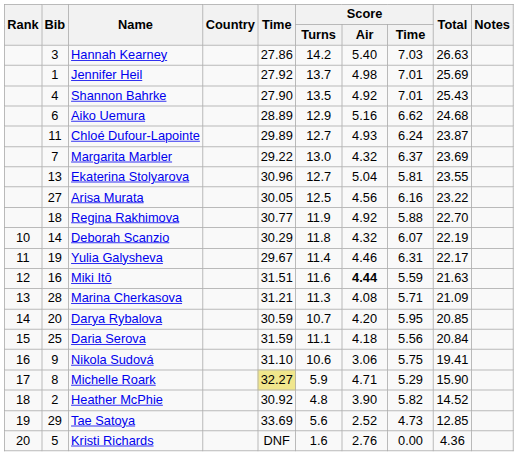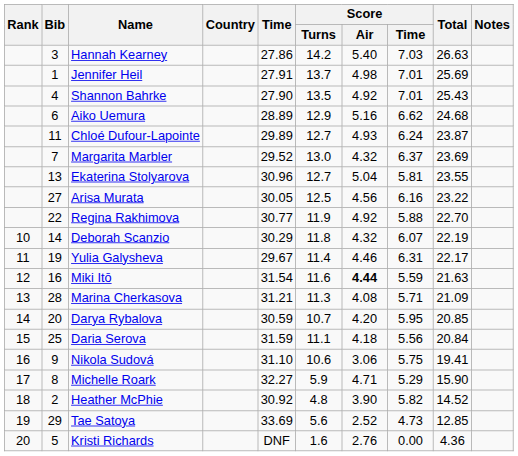(277, 75) 27.92 -> (277, 75) 27.91
(277, 156) 29.22 -> (277, 156) 29.52
(55, 217) 18 -> (55, 217) 22
(277, 278) 31.51 -> (277, 278) 31.54
(277, 380) khaki background -> (277, 380) no background
